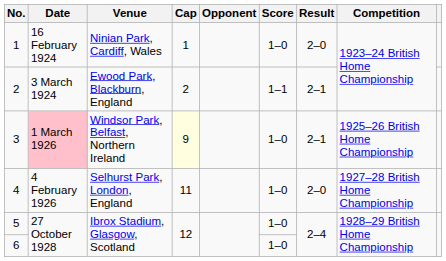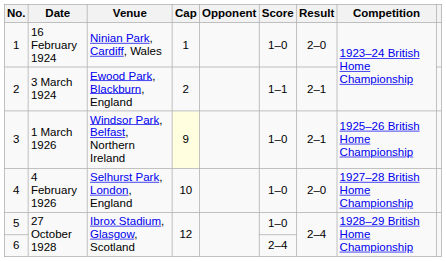(52, 139) pink background -> (52, 139) no background
(186, 190) 11 -> (186, 190) 10
(278, 245) 1–0 -> (278, 245) 2–4
